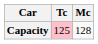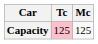(83, 30) 128 -> (83, 30) 125
